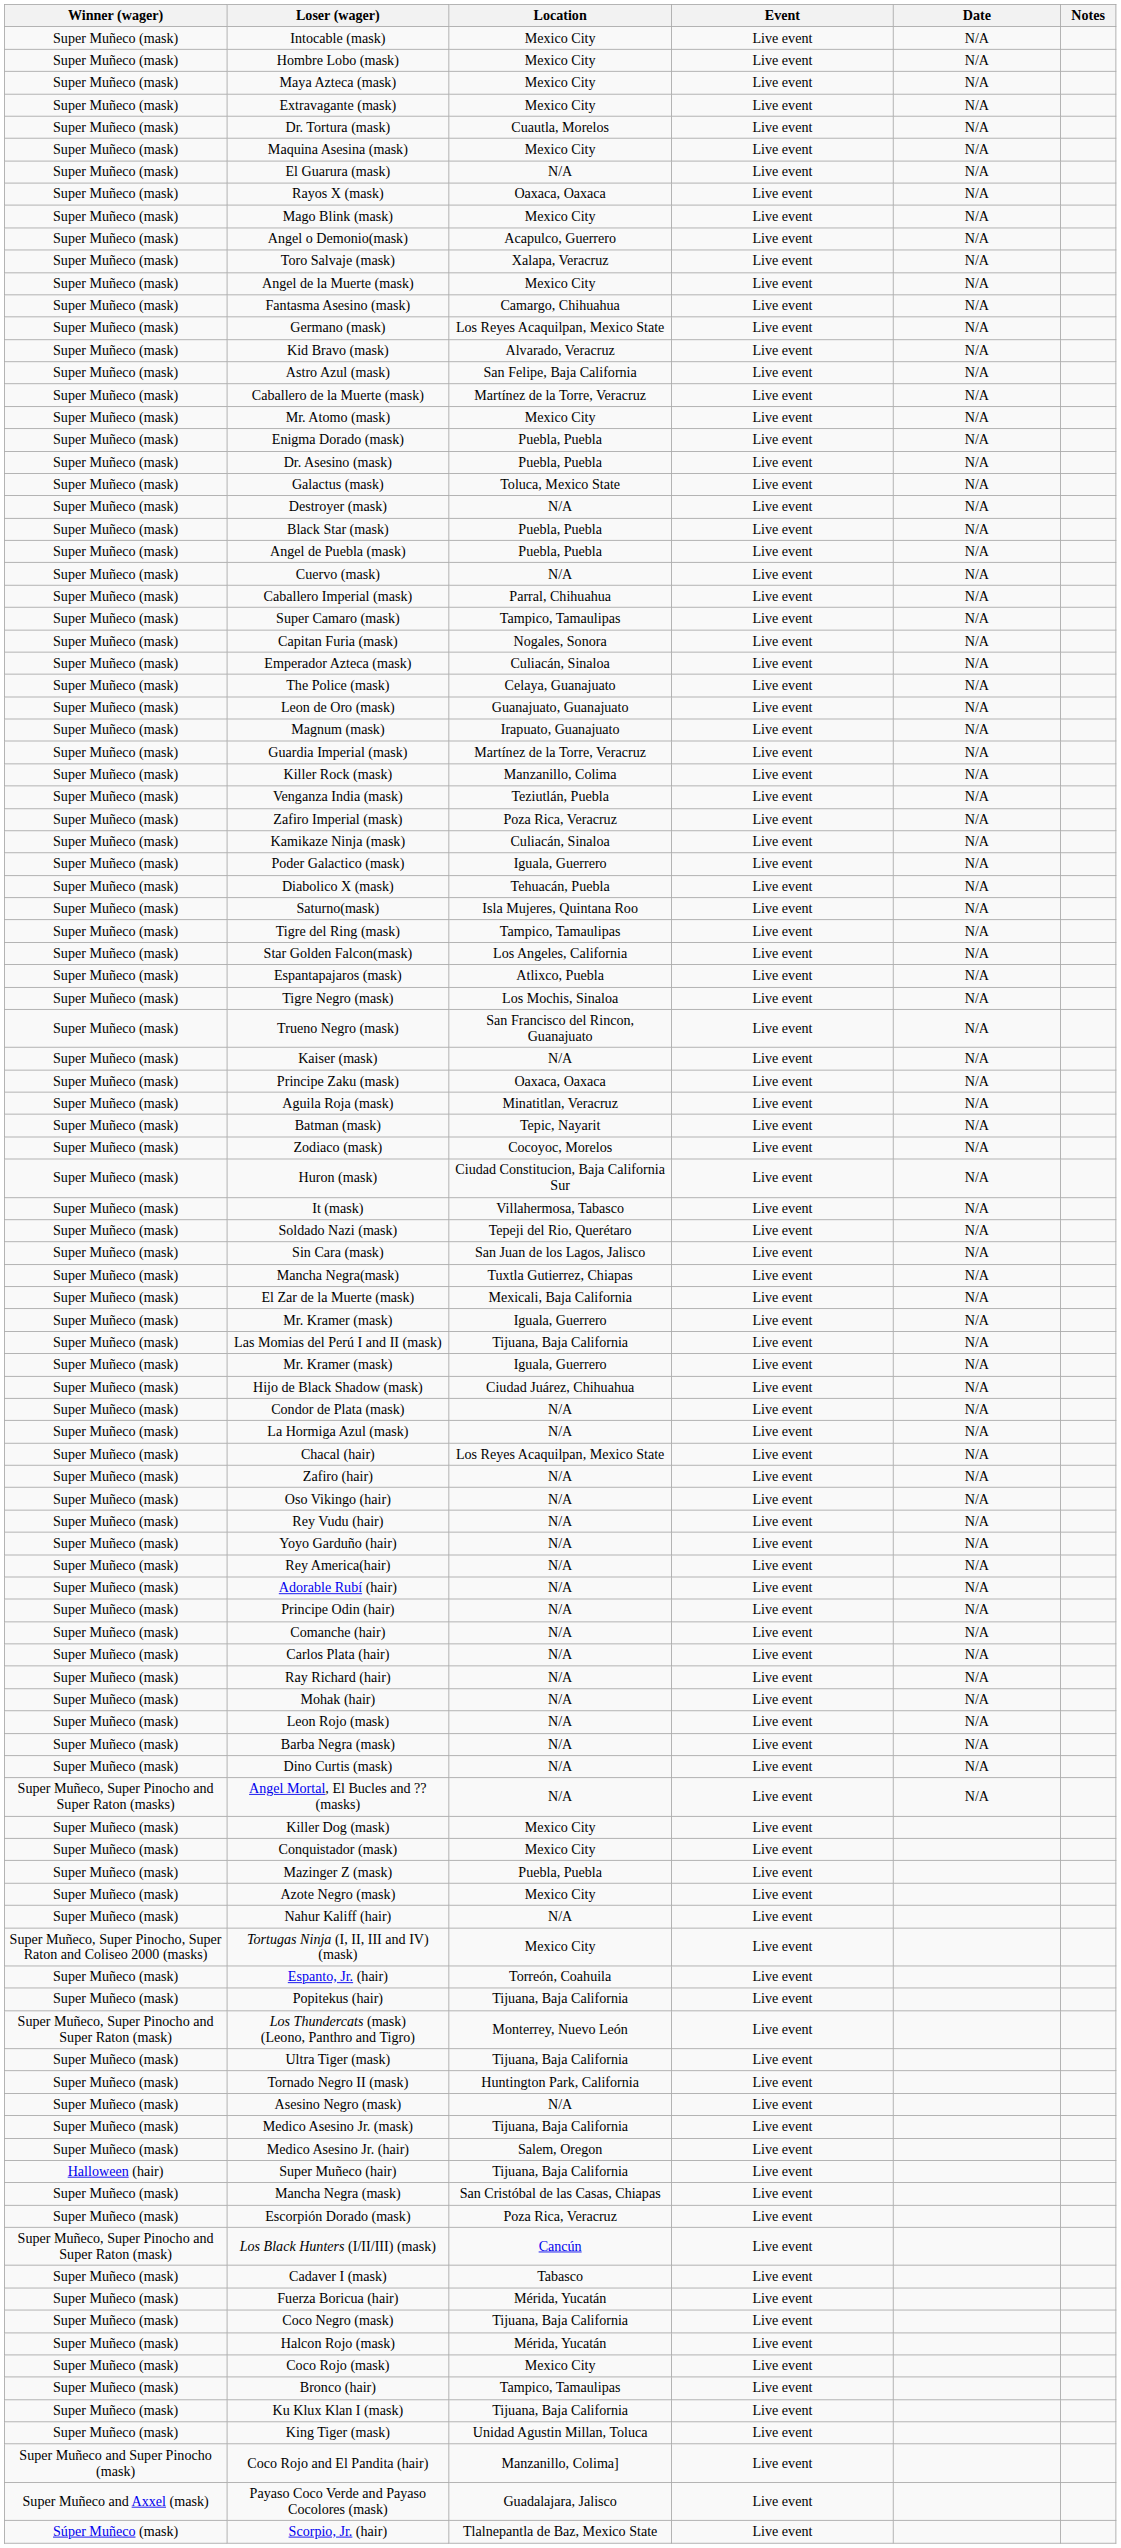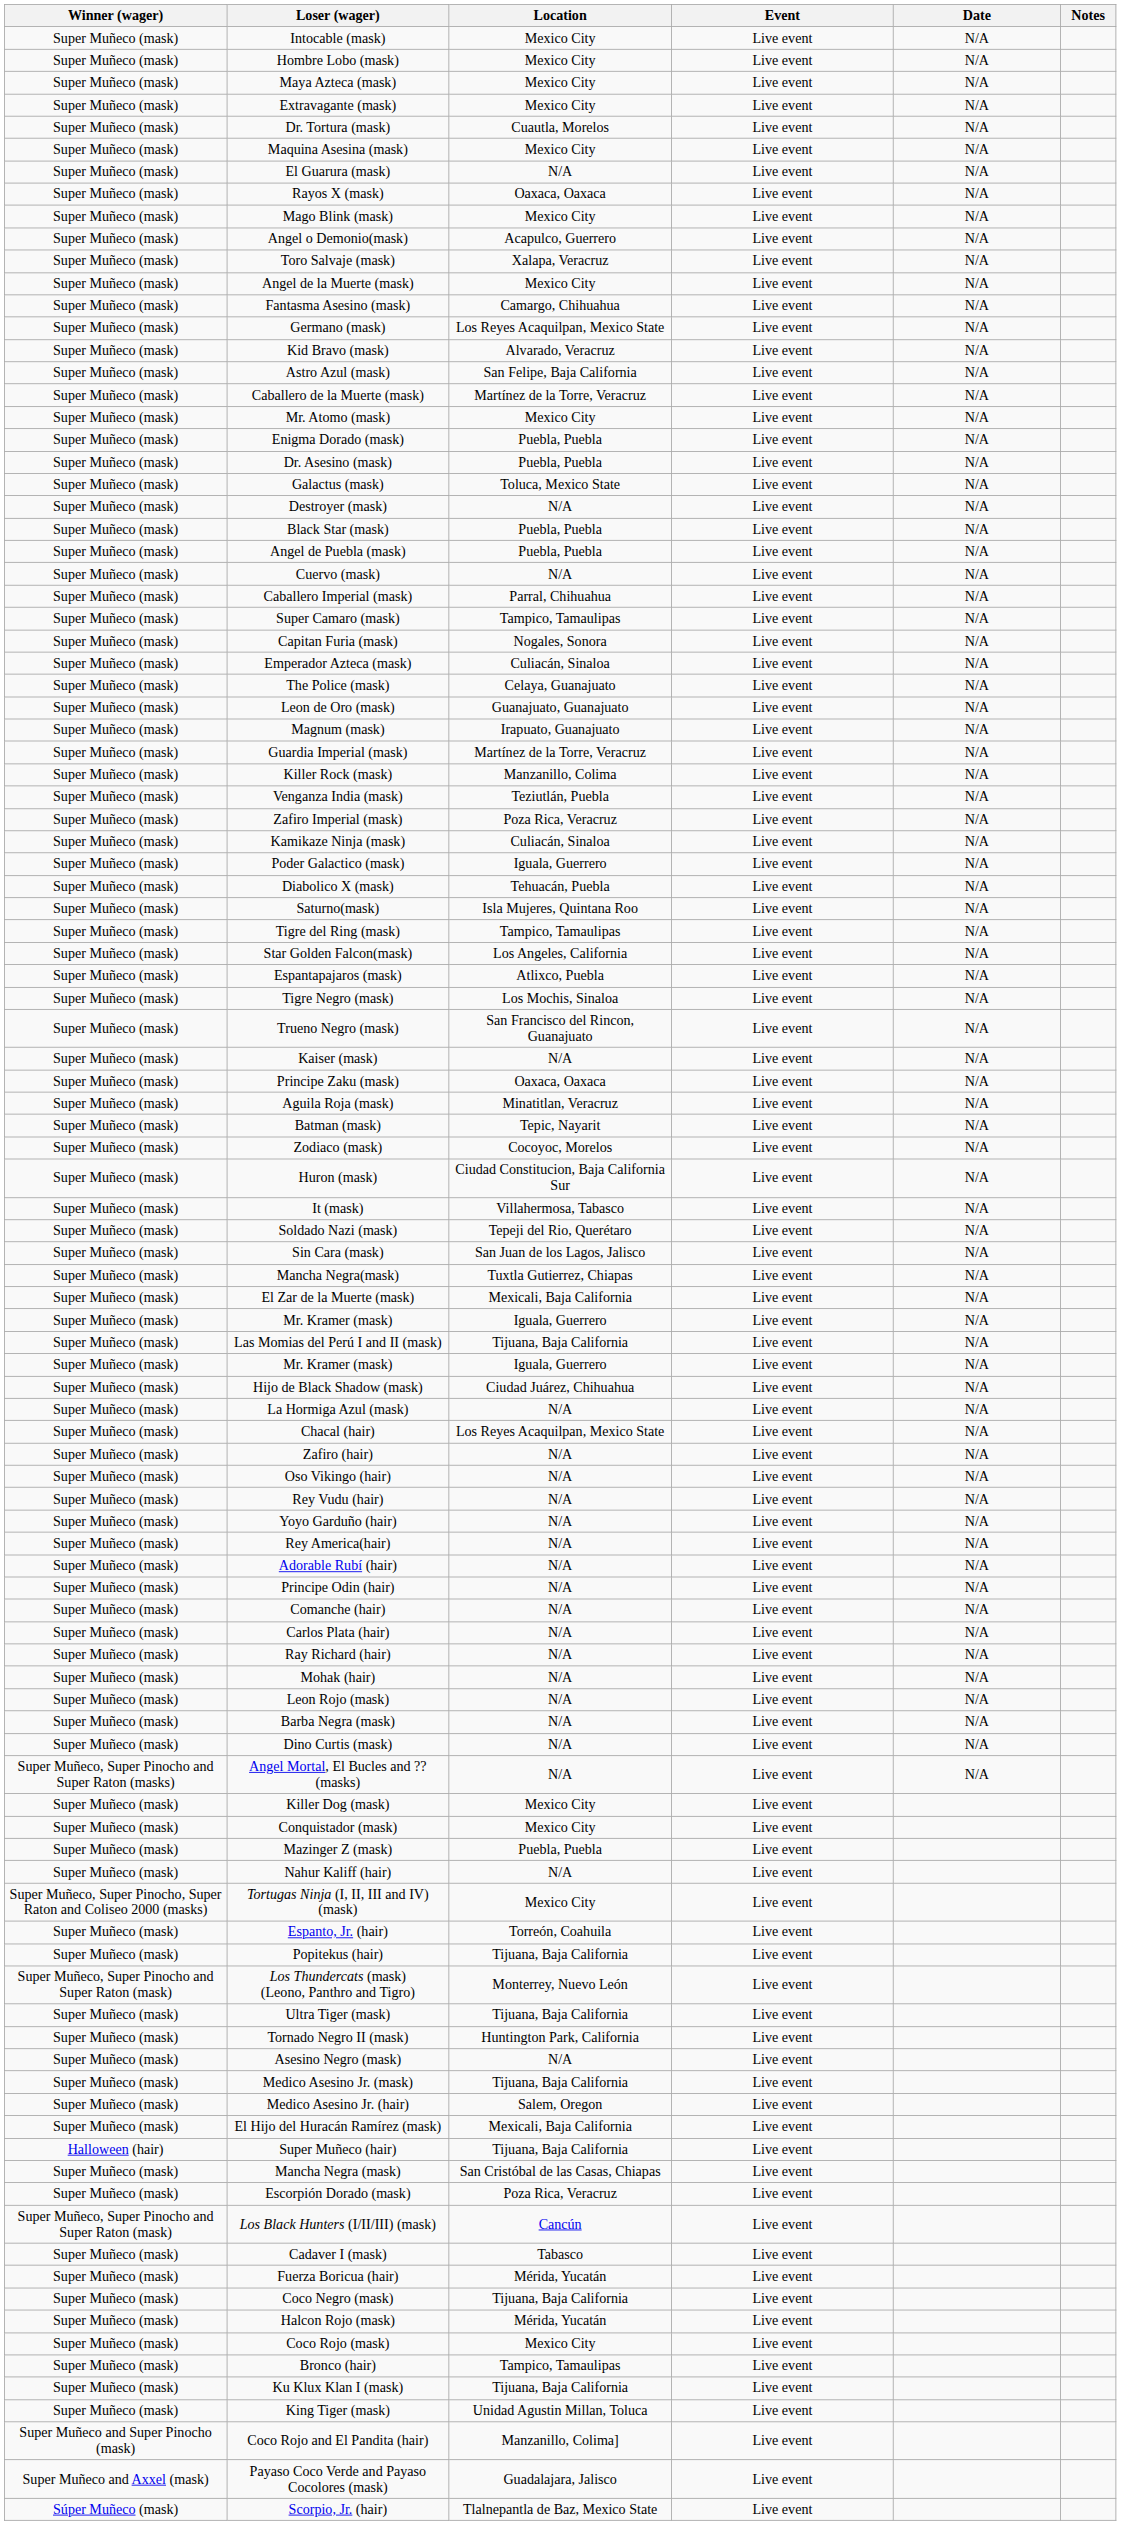- row: (338, 1409)
- row: (338, 1894)
+ row: (338, 2126)
